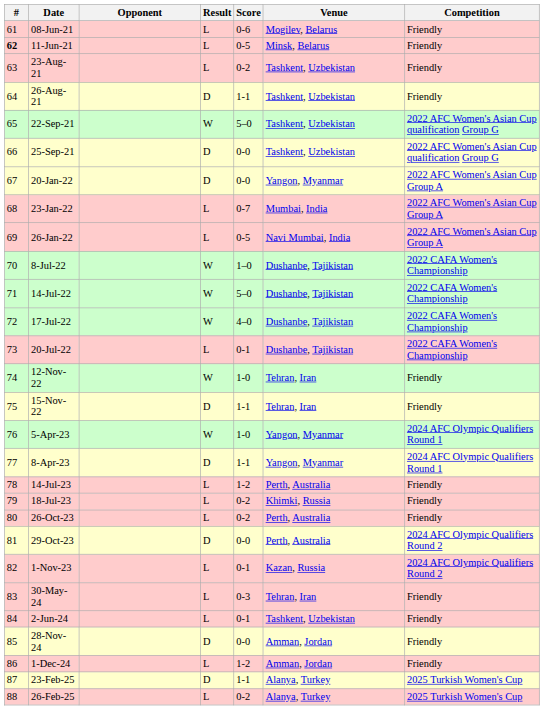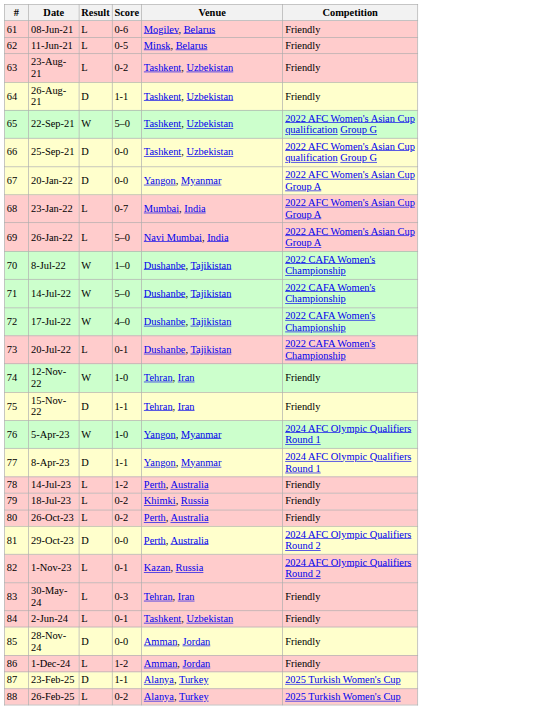- column: (140, 12)
(12, 45) bold -> (12, 45) normal
(243, 237) 0-5 -> (122, 237) 5–0
